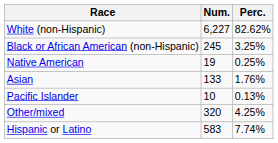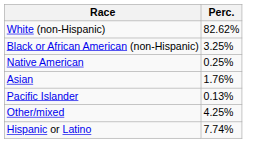- column: (217, 12)
